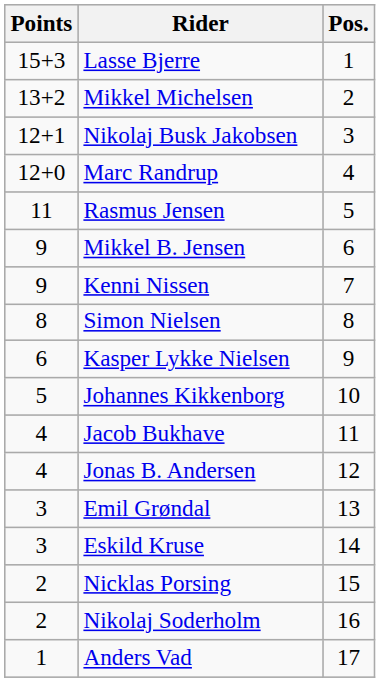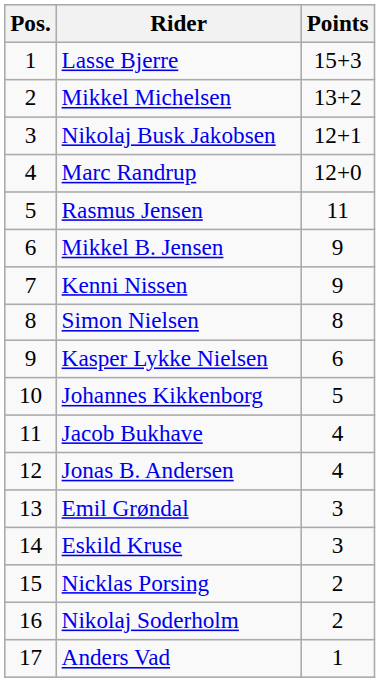columns swapped: (349, 23) <-> (41, 23)
